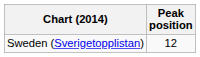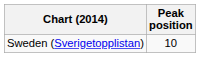(171, 43) 12 -> (171, 43) 10
